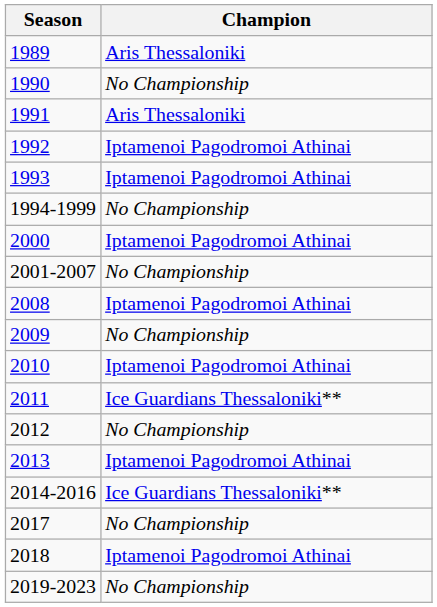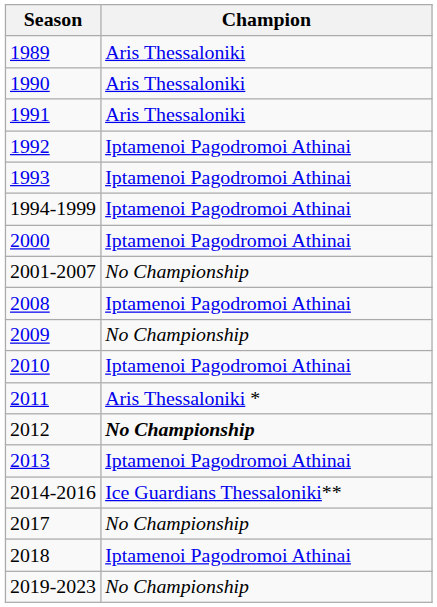(177, 83) No Championship -> (175, 83) Aris Thessaloniki
(177, 209) No Championship -> (228, 209) Iptamenoi Pagodromoi Athinai
(223, 397) Ice Guardians Thessaloniki** -> (183, 397) Aris Thessaloniki *
(177, 429) normal -> (180, 429) bold
